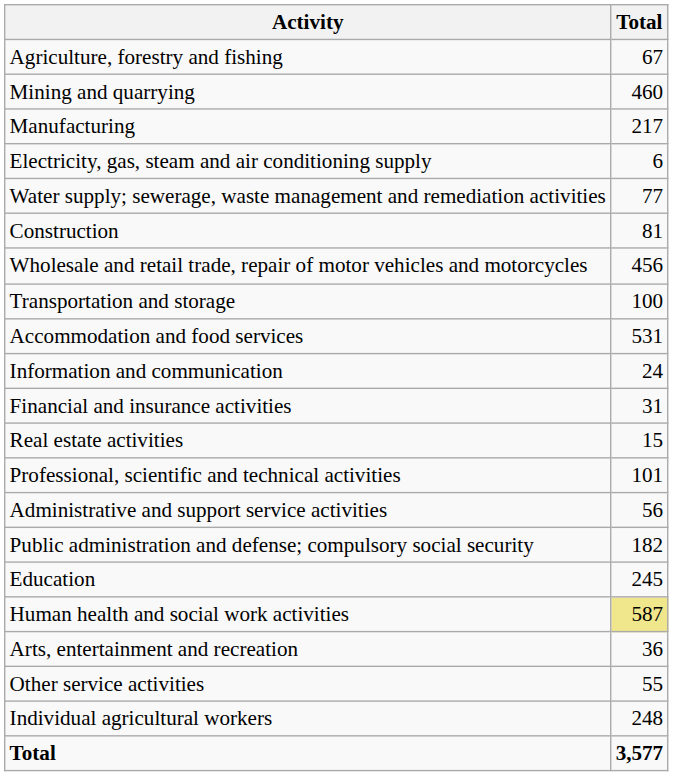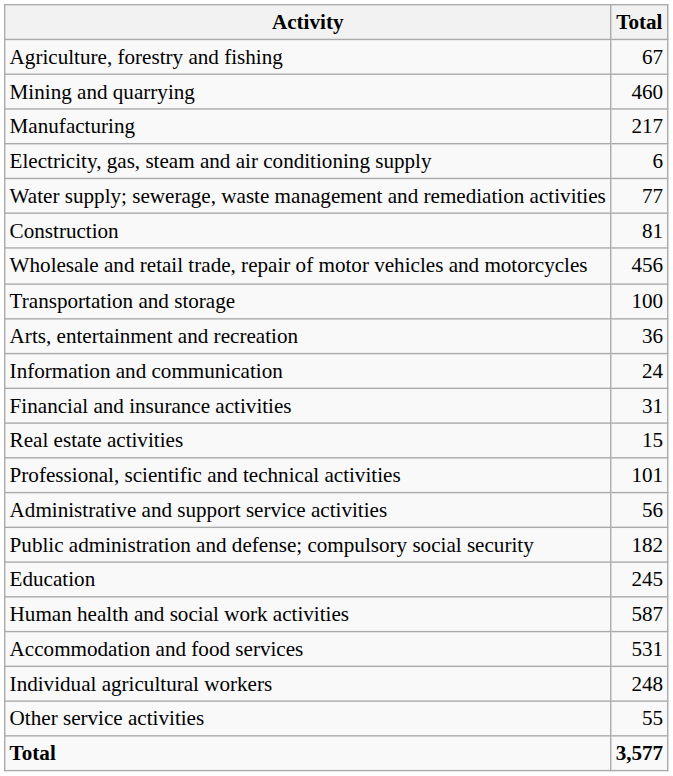rows swapped: (156, 335) <-> (154, 649)
(647, 614) khaki background -> (647, 614) no background
rows swapped: (107, 684) <-> (141, 718)
